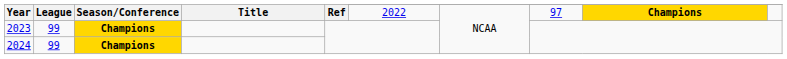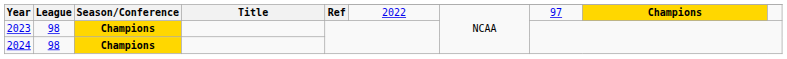(54, 29) 99 -> (54, 29) 98
(54, 45) 99 -> (54, 45) 98
